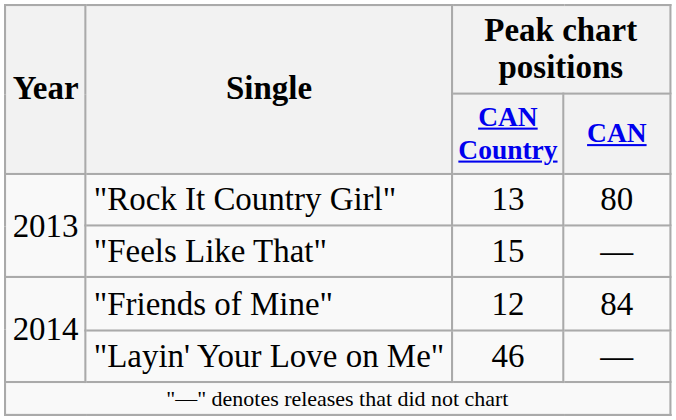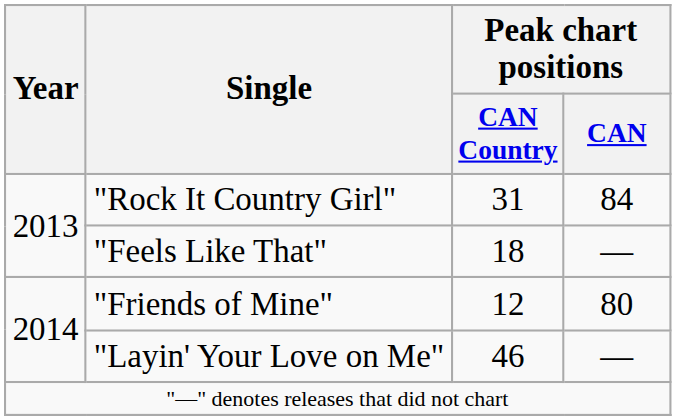(508, 198) 13 -> (508, 198) 31
(617, 198) 80 -> (617, 198) 84
(508, 251) 15 -> (508, 251) 18
(617, 303) 84 -> (617, 303) 80
